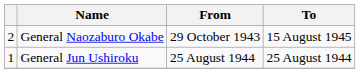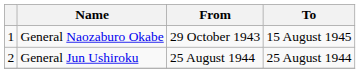(11, 36) 2 -> (11, 36) 1
(11, 57) 1 -> (11, 57) 2
